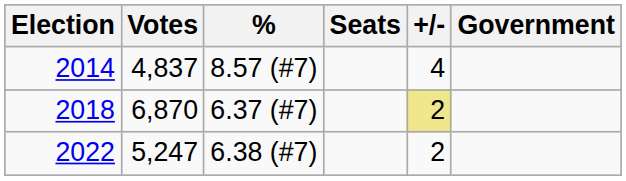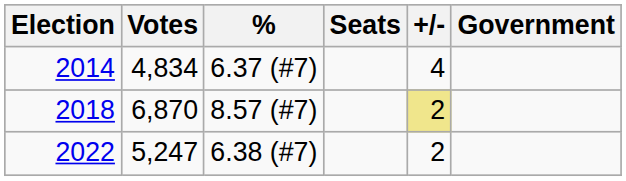(165, 68) 4,837 -> (165, 68) 4,834
(264, 68) 8.57 (#7) -> (264, 68) 6.37 (#7)
(264, 110) 6.37 (#7) -> (264, 110) 8.57 (#7)
